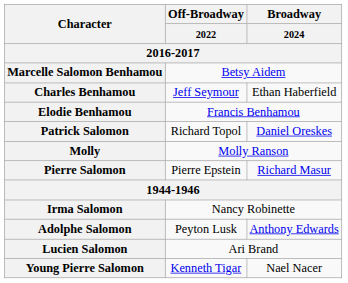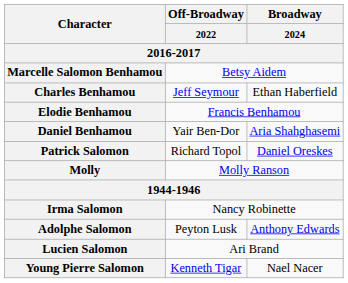+ row: (85, 131)
- row: (85, 170)
